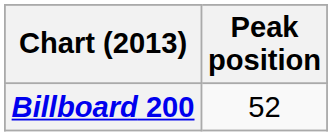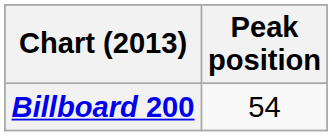(265, 106) 52 -> (265, 106) 54
